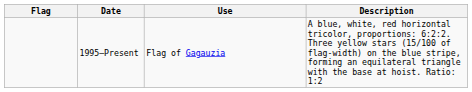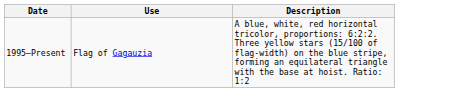- column: (41, 11)
